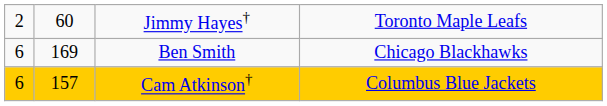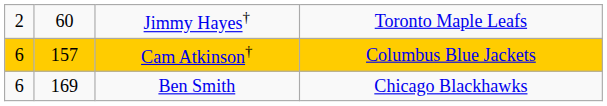rows swapped: (197, 83) <-> (197, 52)
